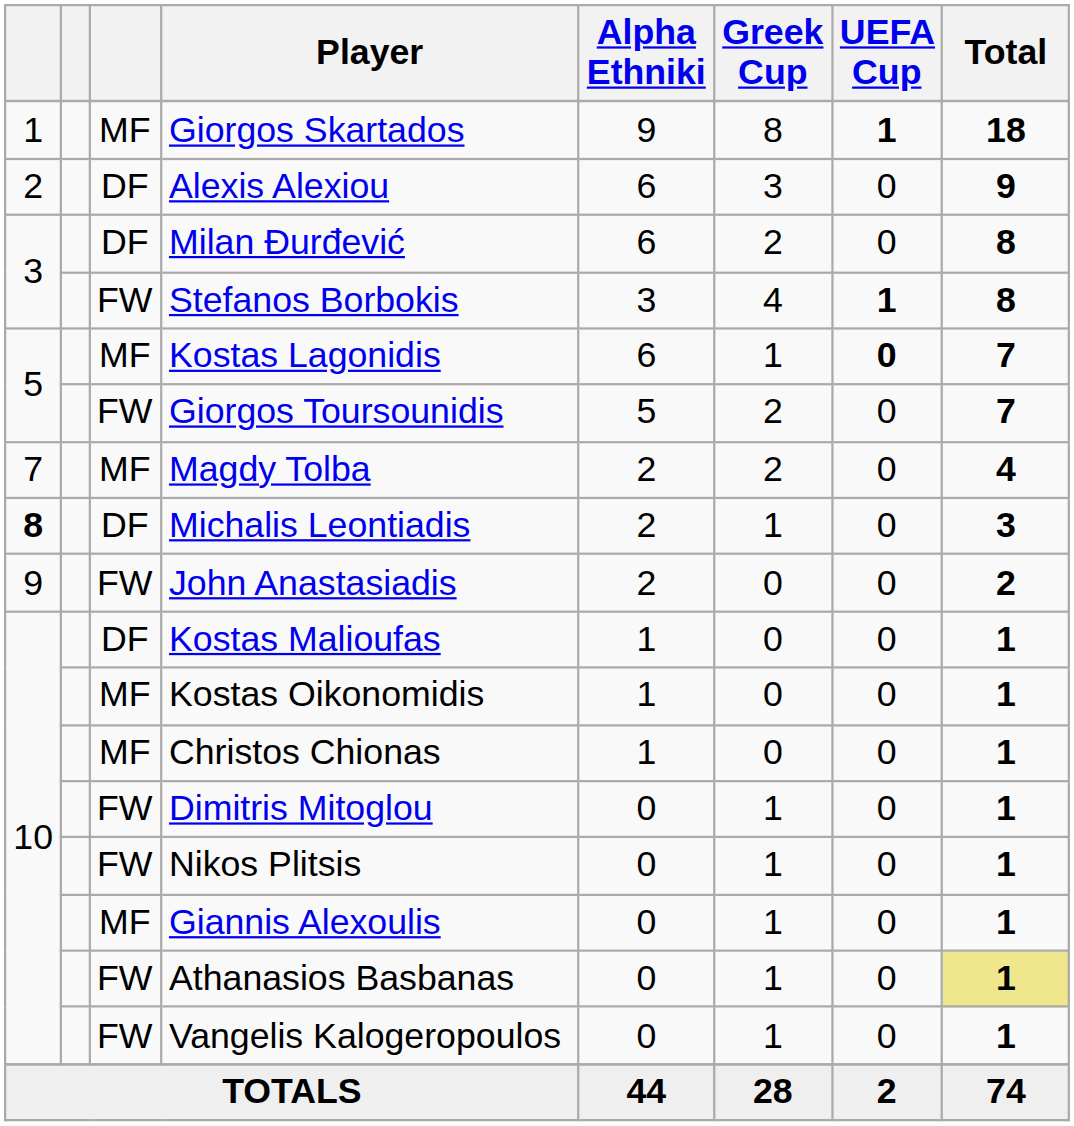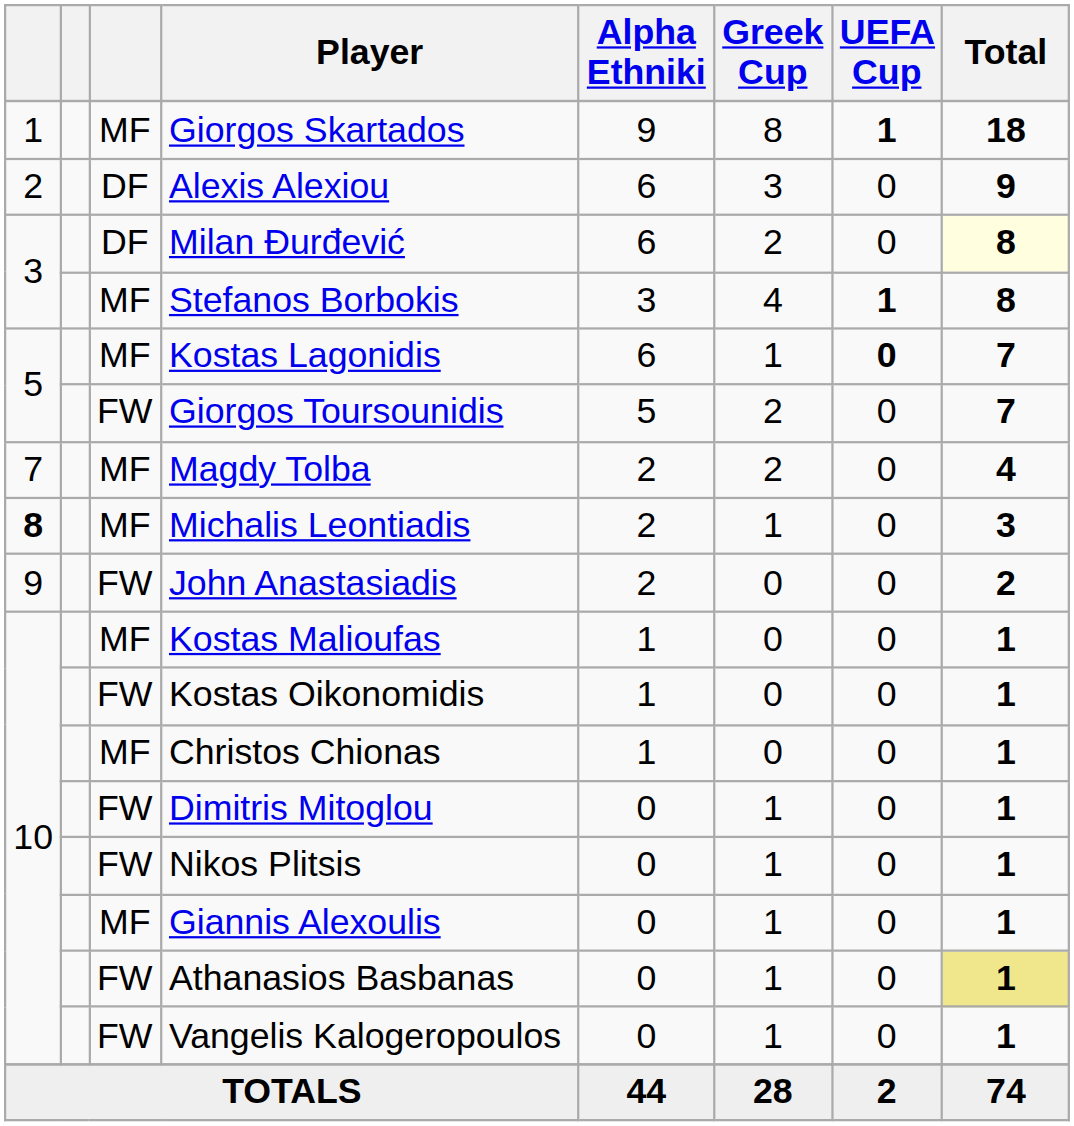(1006, 242) no background -> (1006, 242) lightyellow background
(125, 299) FW -> (125, 299) MF
(125, 525) DF -> (125, 525) MF
(125, 638) DF -> (125, 638) MF
(125, 695) MF -> (125, 695) FW
